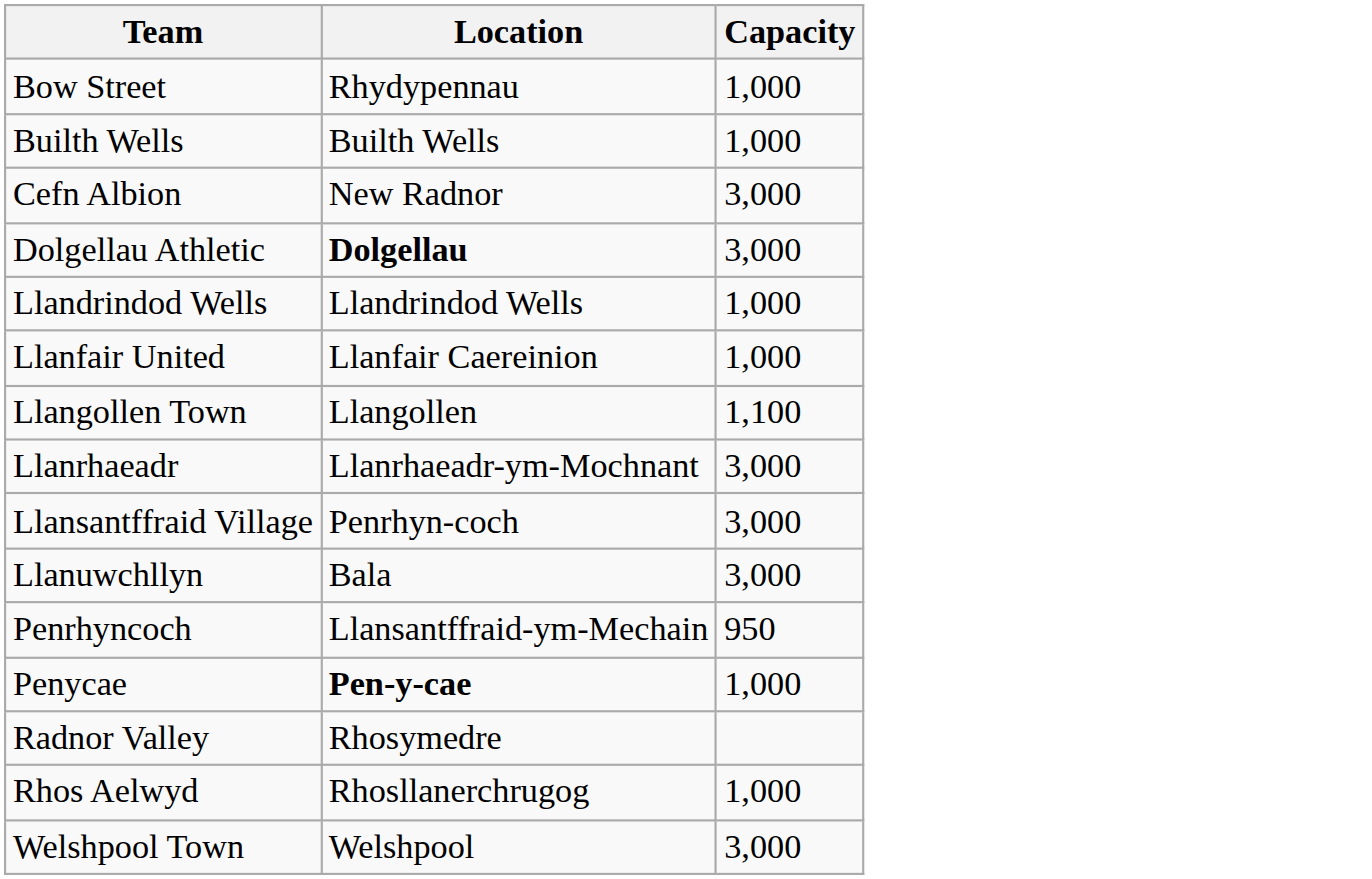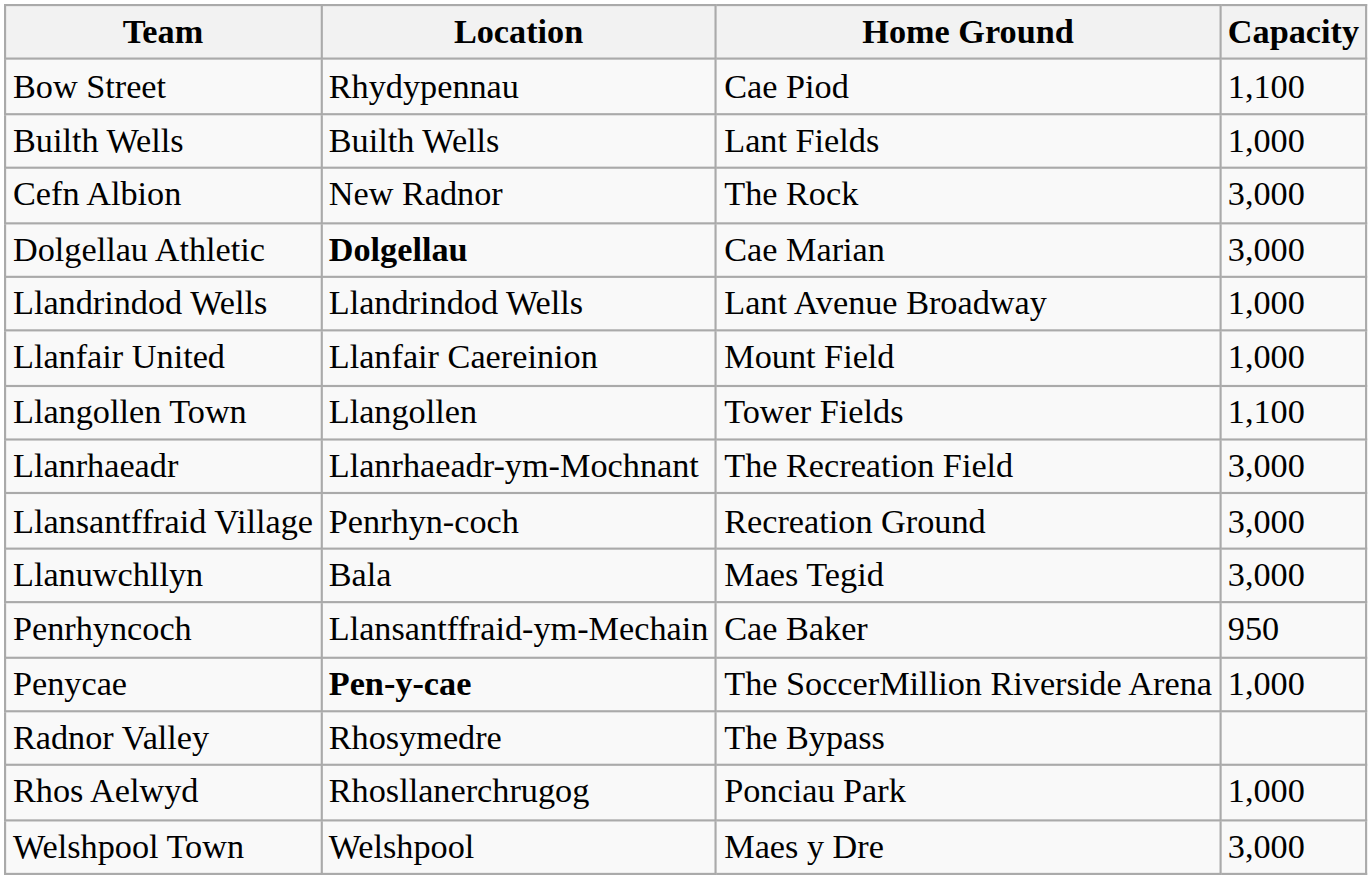+ column: (968, 31)
(763, 85) 1,000 -> (1266, 85) 1,100
